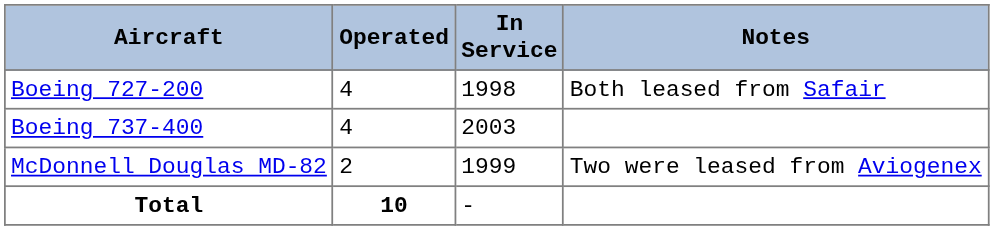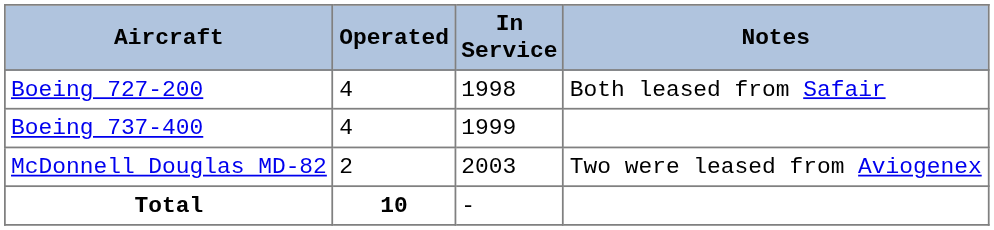(489, 128) 2003 -> (489, 128) 1999
(489, 167) 1999 -> (489, 167) 2003
